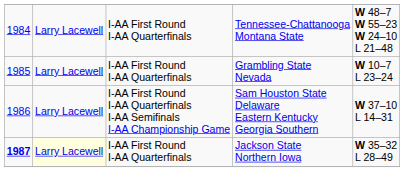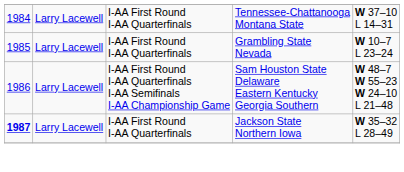(376, 30) W 48–7 W 55–23 W 24–10 L 21–48 -> (376, 18) W 37–10 L 14–31
(376, 111) W 37–10 L 14–31 -> (376, 87) W 48–7 W 55–23 W 24–10 L 21–48
(69, 152) lightyellow background -> (69, 128) no background
